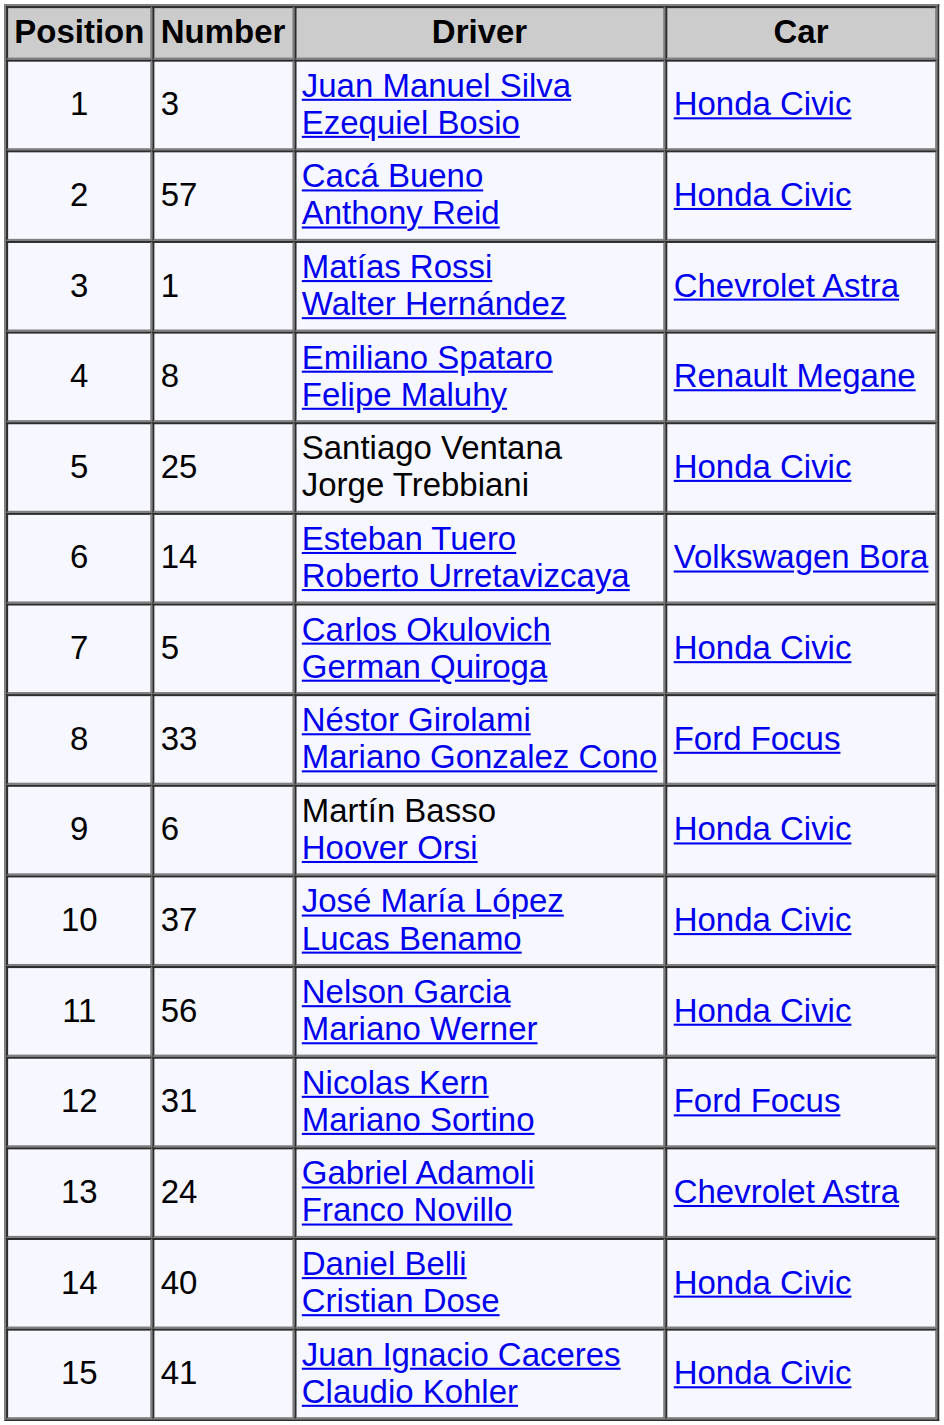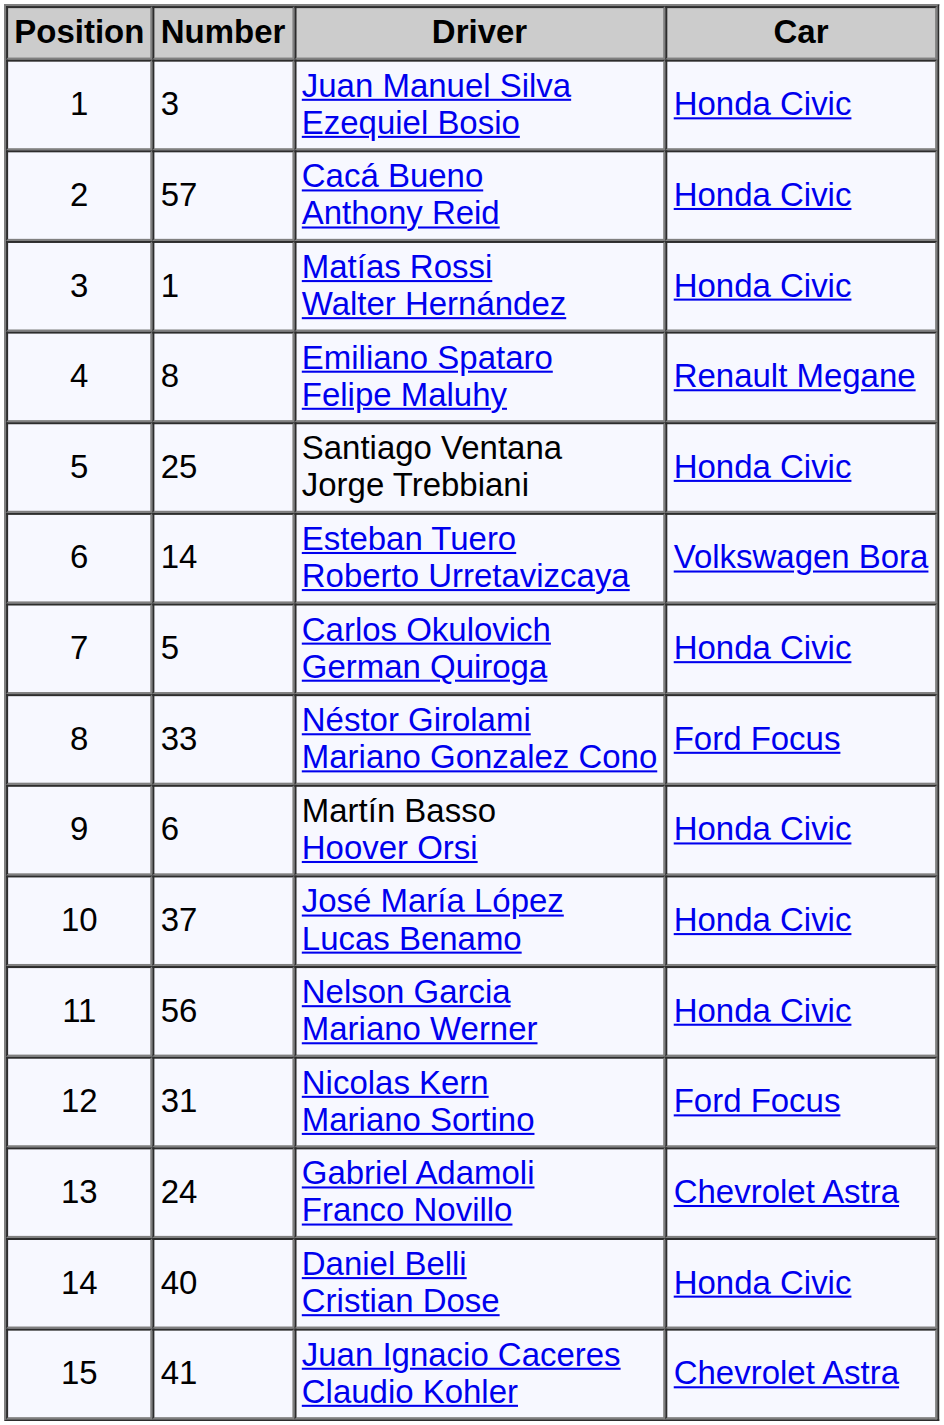(786, 285) Chevrolet Astra -> (763, 285) Honda Civic
(763, 1373) Honda Civic -> (786, 1373) Chevrolet Astra
